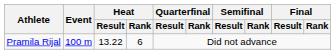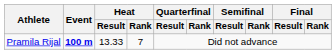(79, 42) normal -> (79, 42) bold
(110, 42) 13.22 -> (111, 42) 13.33
(140, 42) 6 -> (140, 42) 7
